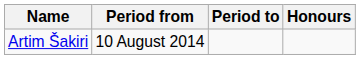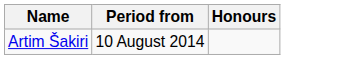- column: (246, 16)
